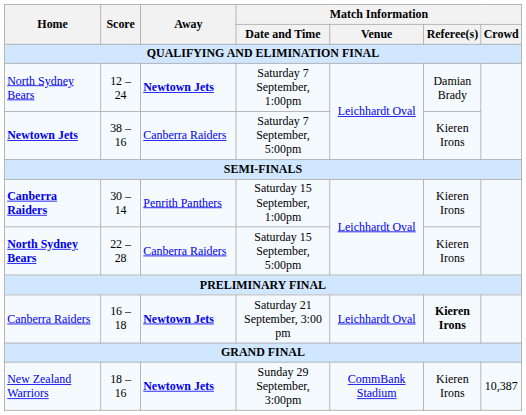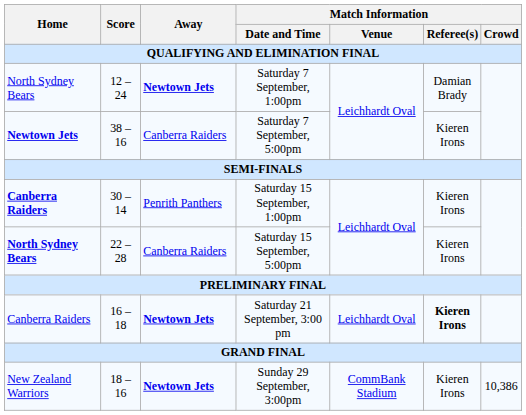(501, 386) 10,387 -> (501, 386) 10,386
